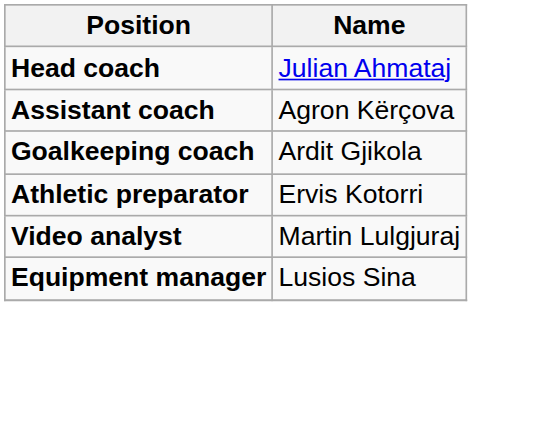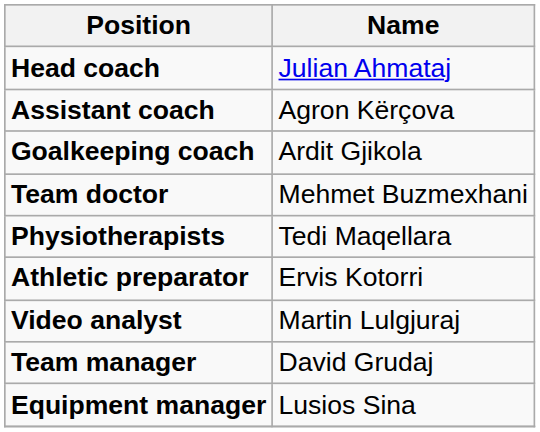+ row: (90, 194)
+ row: (118, 236)
+ row: (104, 362)
